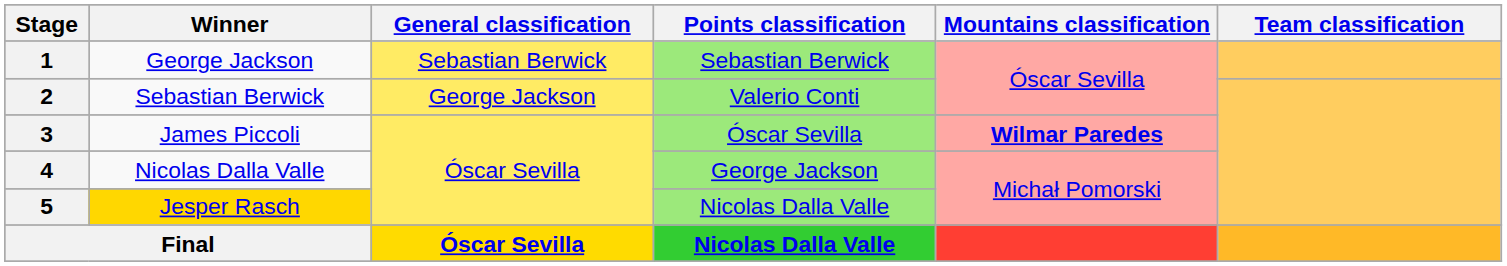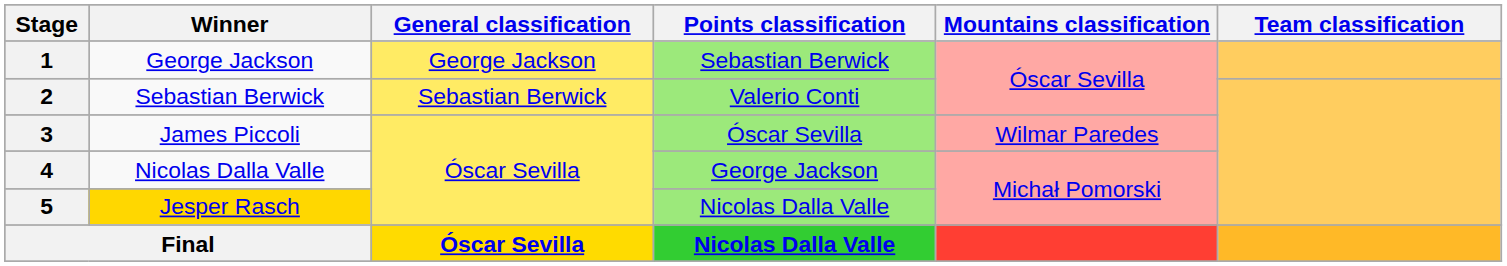(512, 60) Sebastian Berwick -> (512, 60) George Jackson
(512, 97) George Jackson -> (512, 97) Sebastian Berwick
(1077, 133) bold -> (1077, 133) normal
